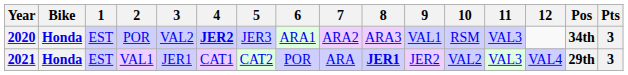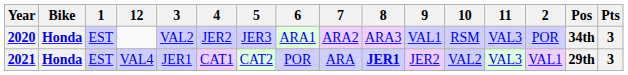columns swapped: (137, 15) <-> (545, 15)
(217, 37) bold -> (217, 37) normal
